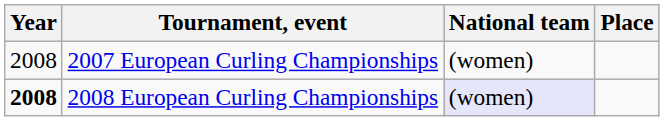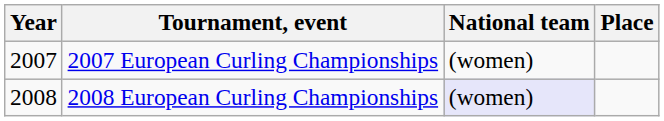(33, 60) 2008 -> (33, 60) 2007
(33, 97) bold -> (33, 97) normal
